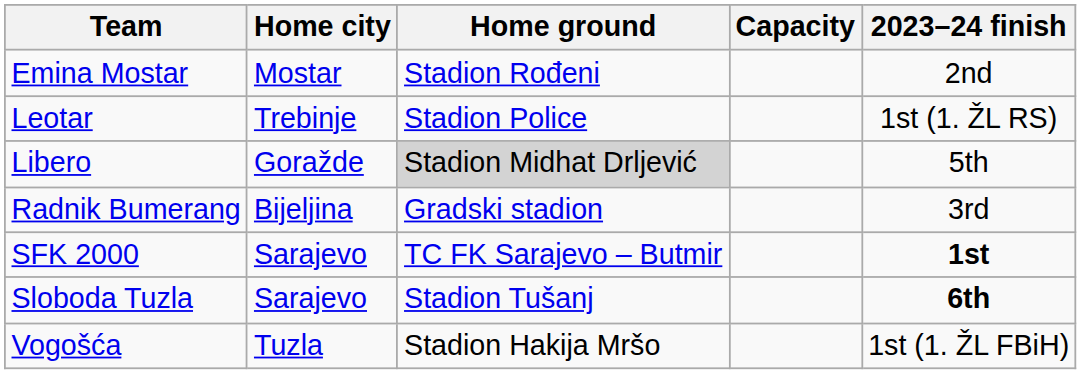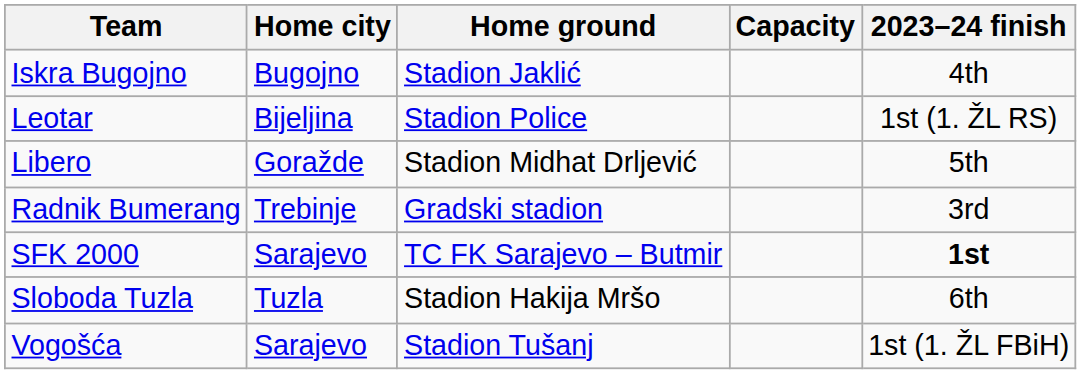- row: (100, 72)
+ row: (99, 72)
(305, 118) Trebinje -> (303, 118) Bijeljina
(550, 163) lightgrey background -> (550, 163) no background
(303, 208) Bijeljina -> (305, 208) Trebinje
(310, 299) Sarajevo -> (288, 299) Tuzla
(499, 299) Stadion Tušanj -> (532, 299) Stadion Hakija Mršo
(969, 299) bold -> (969, 299) normal
(288, 345) Tuzla -> (310, 345) Sarajevo
(532, 345) Stadion Hakija Mršo -> (499, 345) Stadion Tušanj
